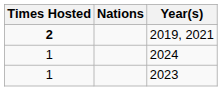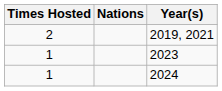(49, 34) bold -> (49, 34) normal
rows swapped: (164, 75) <-> (164, 55)
